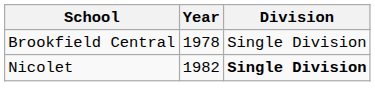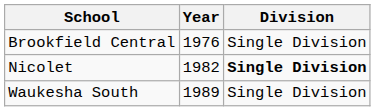(201, 42) 1978 -> (201, 42) 1976
+ row: (73, 93)
